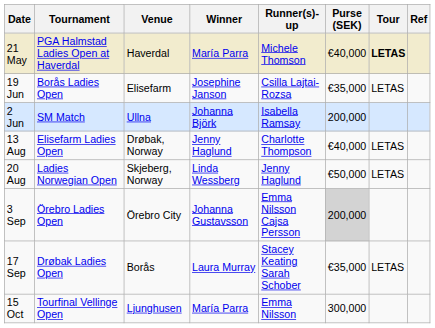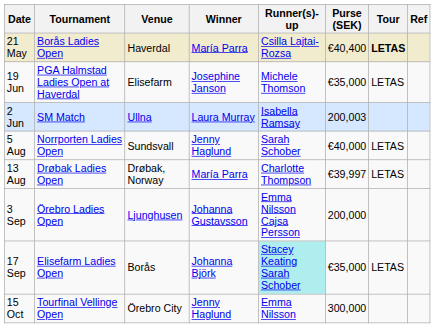(73, 54) PGA Halmstad Ladies Open at Haverdal -> (68, 48) Borås Ladies Open
(283, 54) Michele Thomson -> (290, 48) Csilla Lajtai-Rozsa
(347, 54) €40,000 -> (347, 48) €40,400
(68, 88) Borås Ladies Open -> (73, 82) PGA Halmstad Ladies Open at Haverdal
(290, 88) Csilla Lajtai-Rozsa -> (283, 82) Michele Thomson
(212, 117) Johanna Björk -> (223, 117) Laura Murray
(347, 117) 200,000 -> (347, 117) 200,003
+ row: (16, 146)
(76, 146) Elisefarm Ladies Open -> (72, 175) Drøbak Ladies Open
(212, 146) Jenny Haglund -> (220, 175) María Parra
(347, 146) €40,000 -> (347, 175) €39,997
- row: (16, 175)
(154, 215) Örebro City -> (155, 215) Ljunghusen
(347, 215) lightgrey background -> (347, 215) no background
(72, 268) Drøbak Ladies Open -> (76, 268) Elisefarm Ladies Open
(224, 268) Laura Murray -> (212, 268) Johanna Björk
(281, 268) no background -> (281, 268) paleturquoise background
(154, 308) Ljunghusen -> (155, 308) Örebro City
(220, 308) María Parra -> (211, 308) Jenny Haglund
